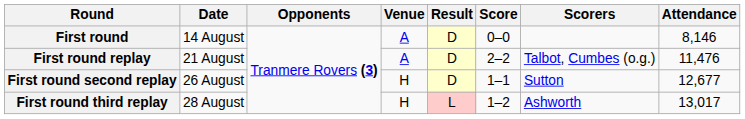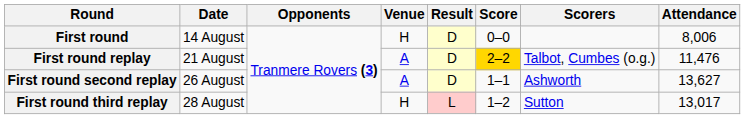(404, 37) A -> (404, 37) H
(699, 37) 8,146 -> (699, 37) 8,006
(498, 59) no background -> (498, 59) gold background
(404, 80) H -> (404, 80) A
(544, 80) Sutton -> (553, 80) Ashworth
(699, 80) 12,677 -> (699, 80) 13,627
(553, 102) Ashworth -> (544, 102) Sutton
